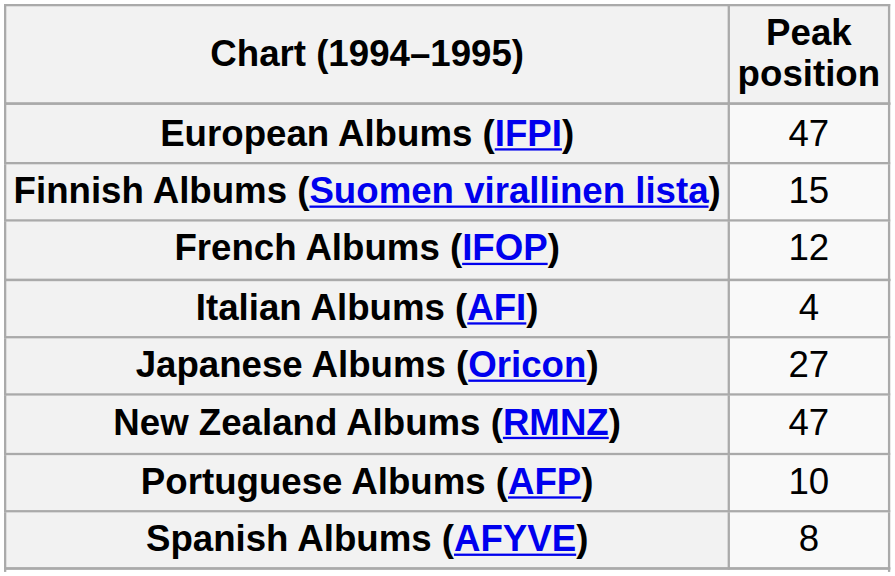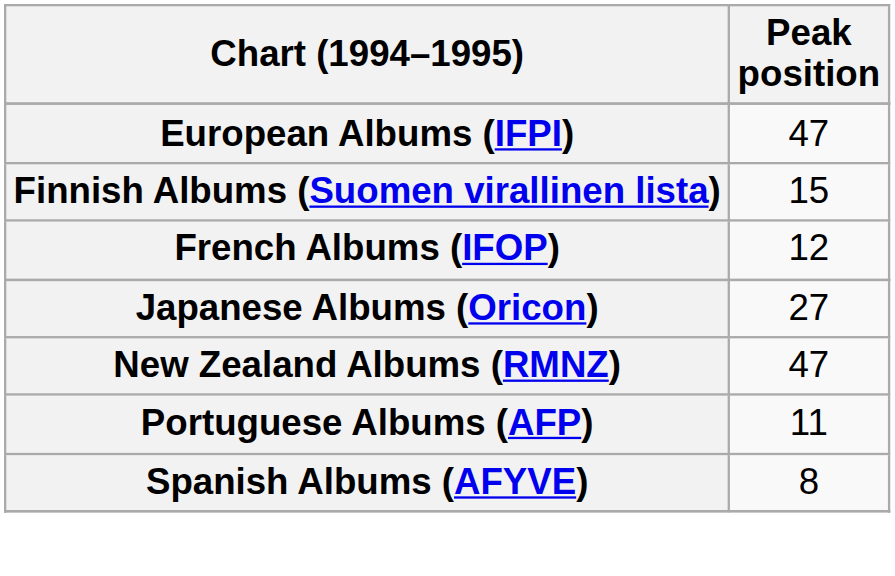- row: (367, 307)
(809, 481) 10 -> (809, 423) 11
